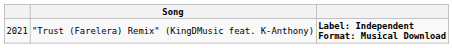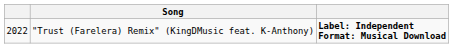(17, 31) 2021 -> (17, 31) 2022
